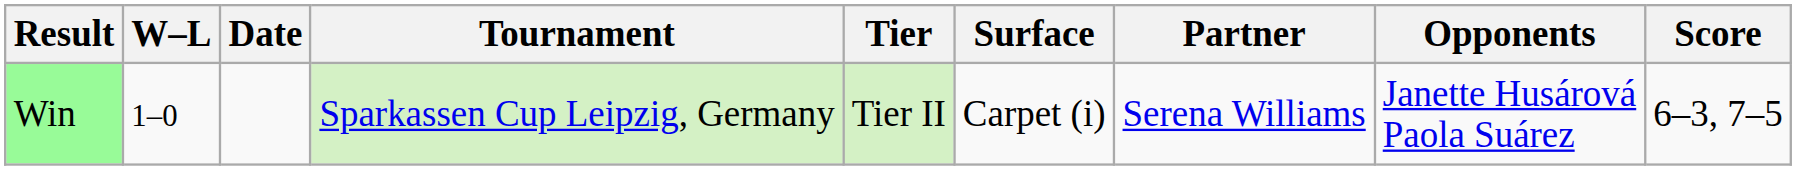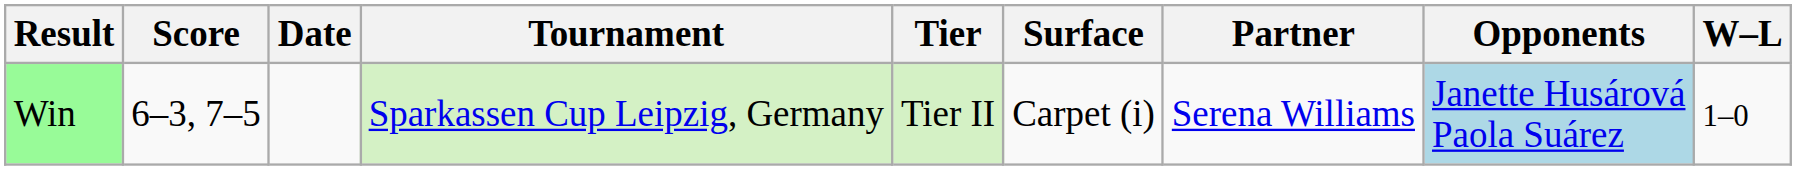columns swapped: (171, 33) <-> (1718, 33)
(1509, 113) no background -> (1559, 113) lightblue background
